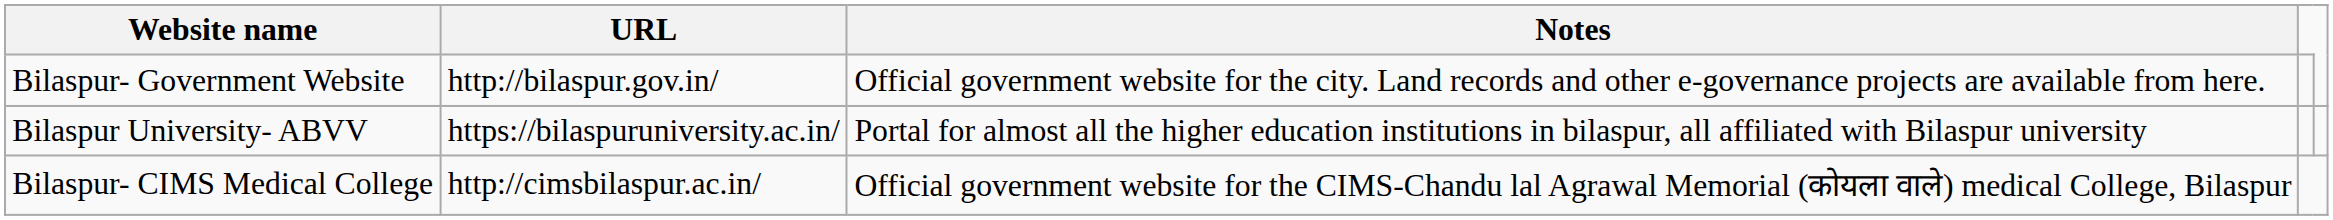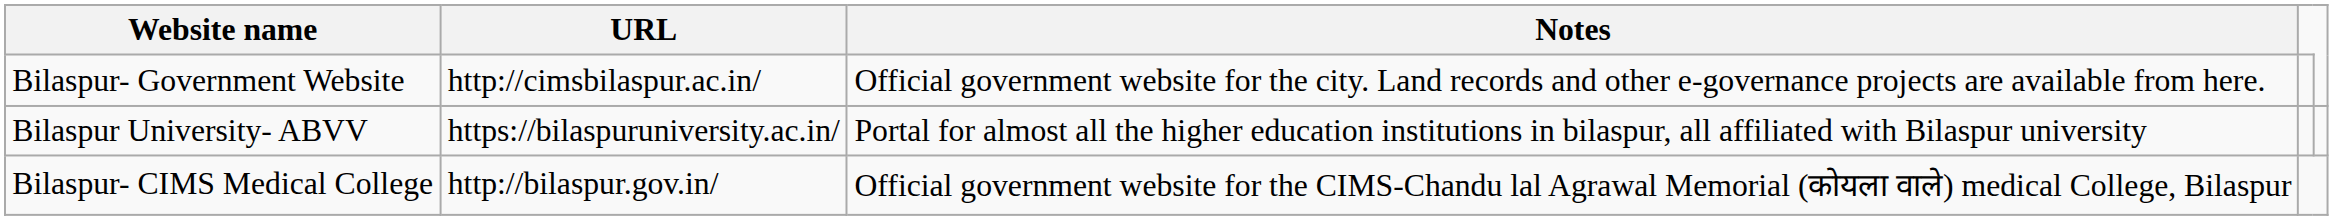(583, 79) http://bilaspur.gov.in/ -> (604, 79) http://cimsbilaspur.ac.in/
(604, 184) http://cimsbilaspur.ac.in/ -> (583, 184) http://bilaspur.gov.in/
